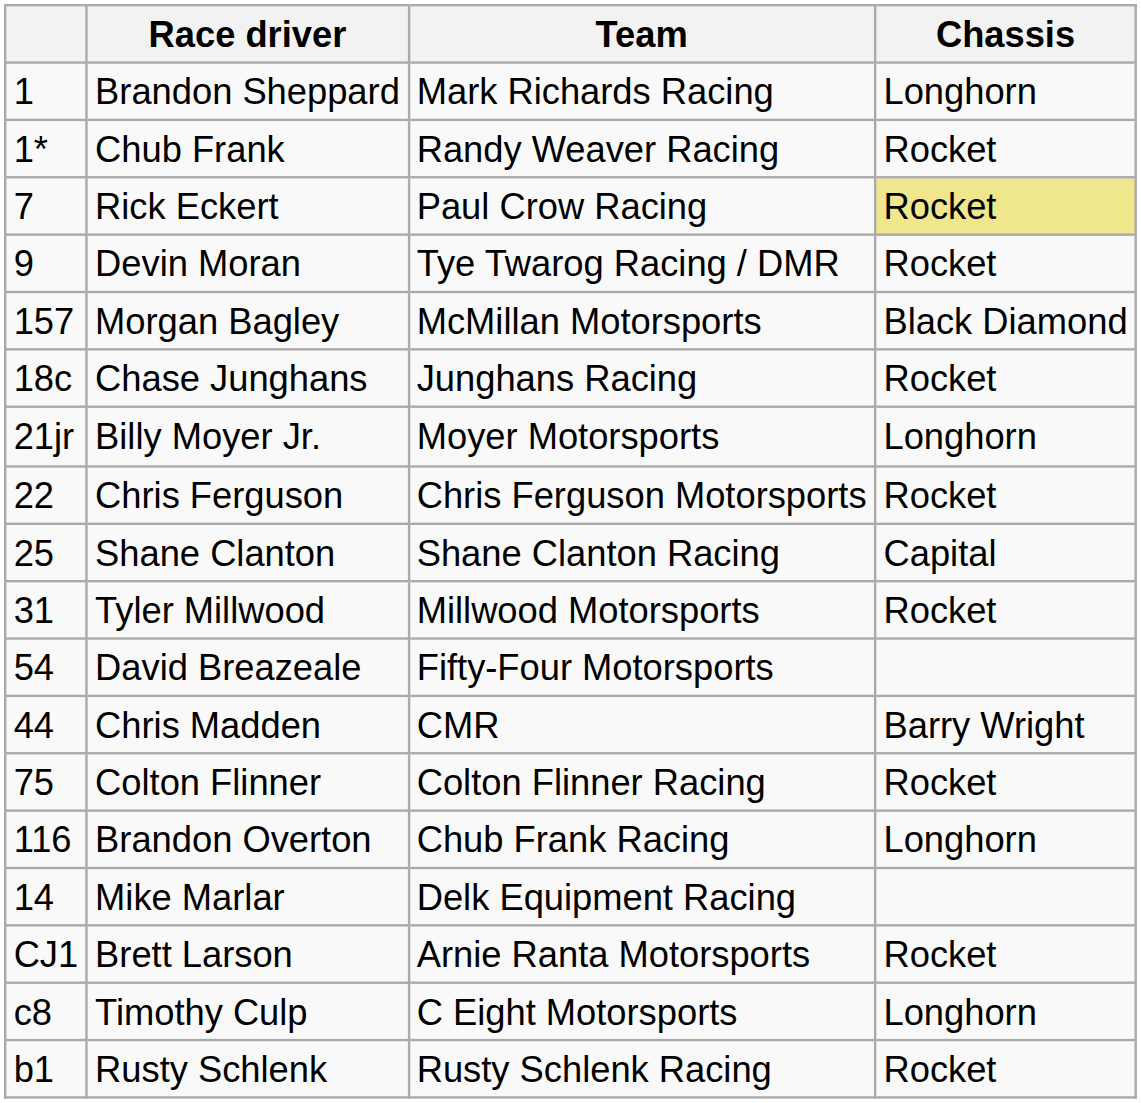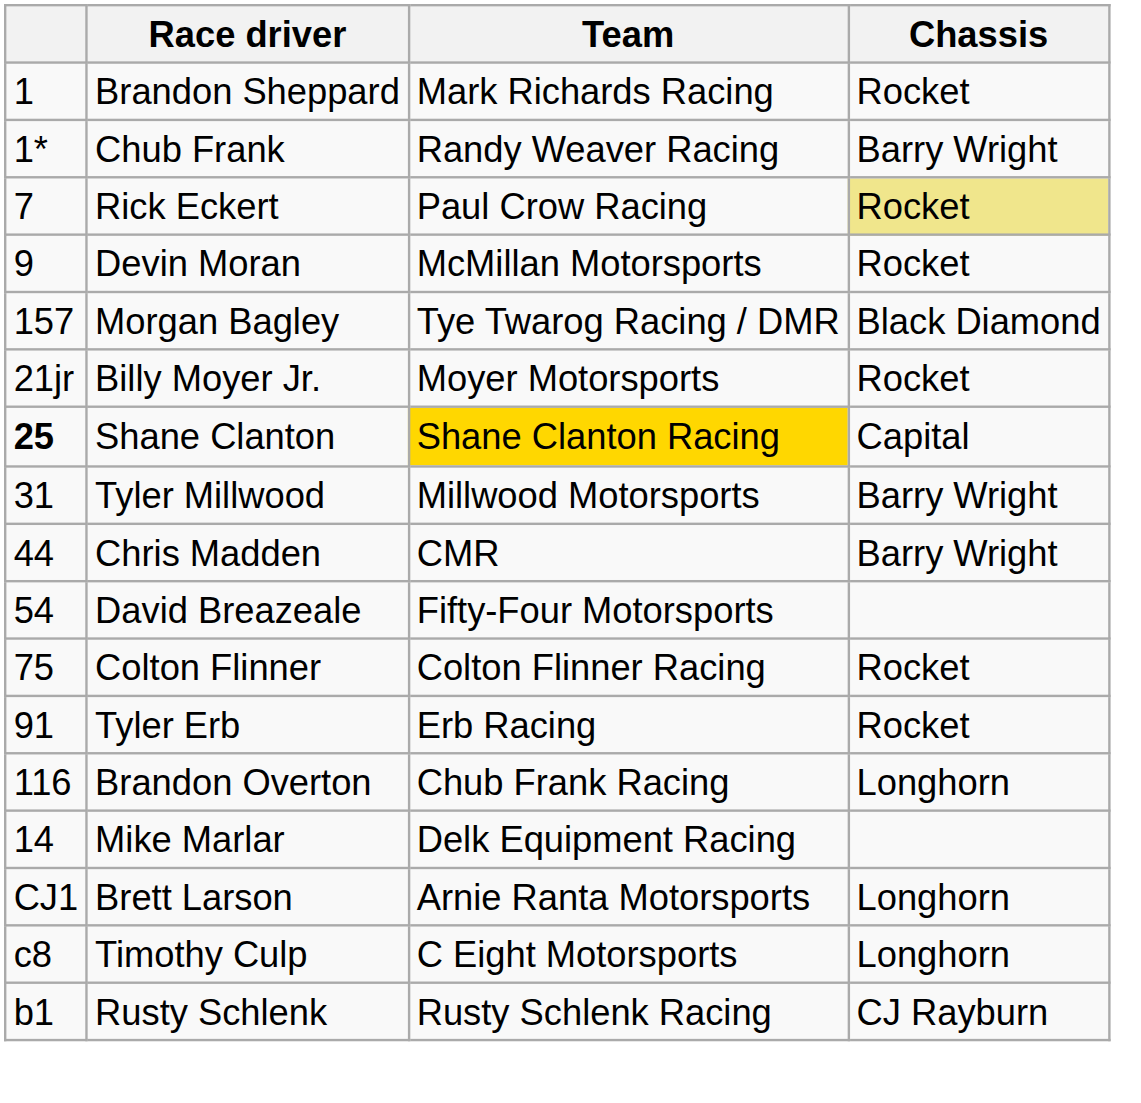(960, 92) Longhorn -> (913, 92) Rocket
(940, 149) Rocket -> (957, 149) Barry Wright
(628, 264) Tye Twarog Racing / DMR -> (589, 264) McMillan Motorsports
(589, 322) McMillan Motorsports -> (628, 322) Tye Twarog Racing / DMR
- row: (231, 379)
(960, 437) Longhorn -> (913, 379) Rocket
- row: (219, 494)
(34, 552) normal -> (34, 437) bold
(598, 552) no background -> (598, 437) gold background
(940, 609) Rocket -> (957, 494) Barry Wright
rows swapped: (208, 724) <-> (228, 667)
+ row: (168, 724)
(940, 954) Rocket -> (933, 897) Longhorn
(940, 1069) Rocket -> (952, 1012) CJ Rayburn
